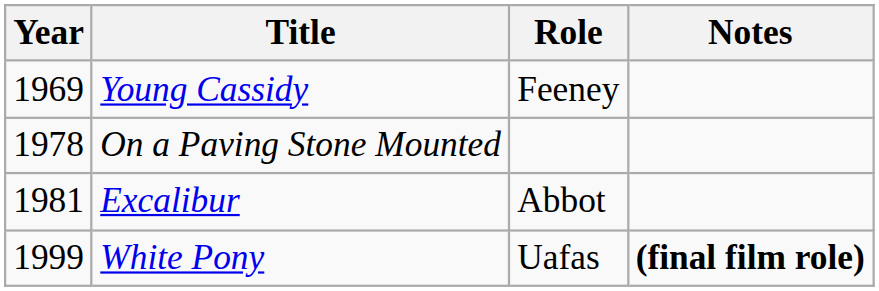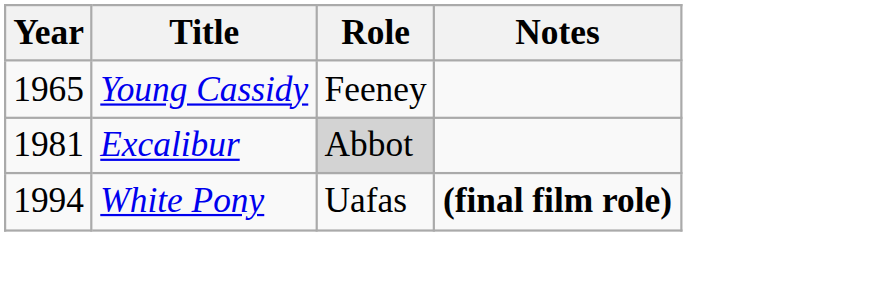(49, 88) 1969 -> (49, 88) 1965
- row: (301, 144)
(561, 200) no background -> (369, 144) lightgrey background
(49, 256) 1999 -> (49, 200) 1994
